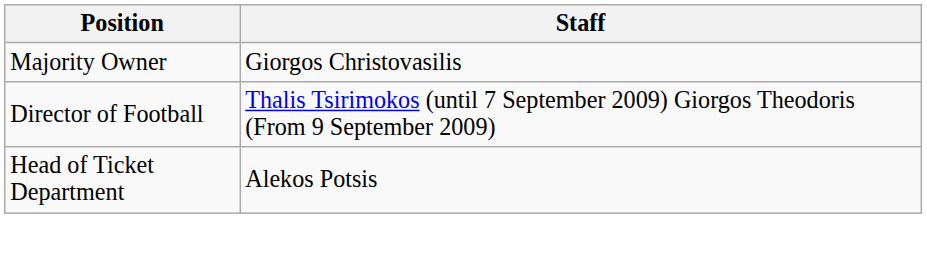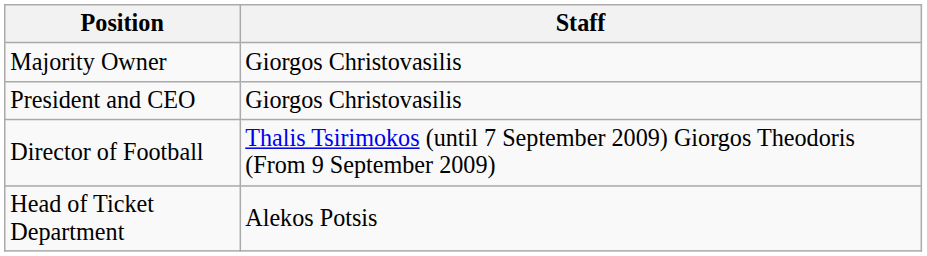+ row: (103, 100)
